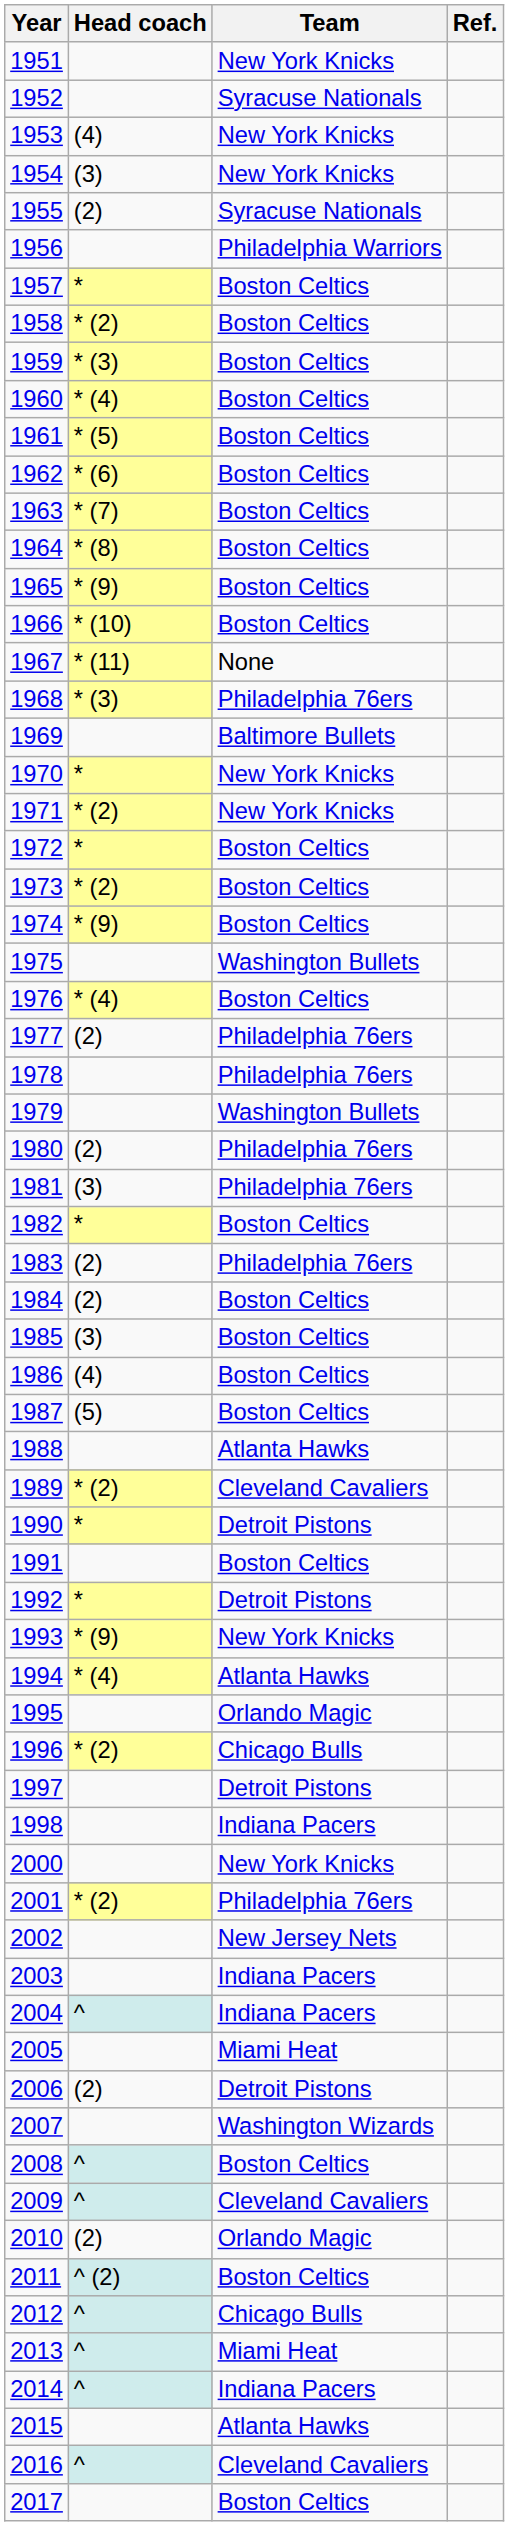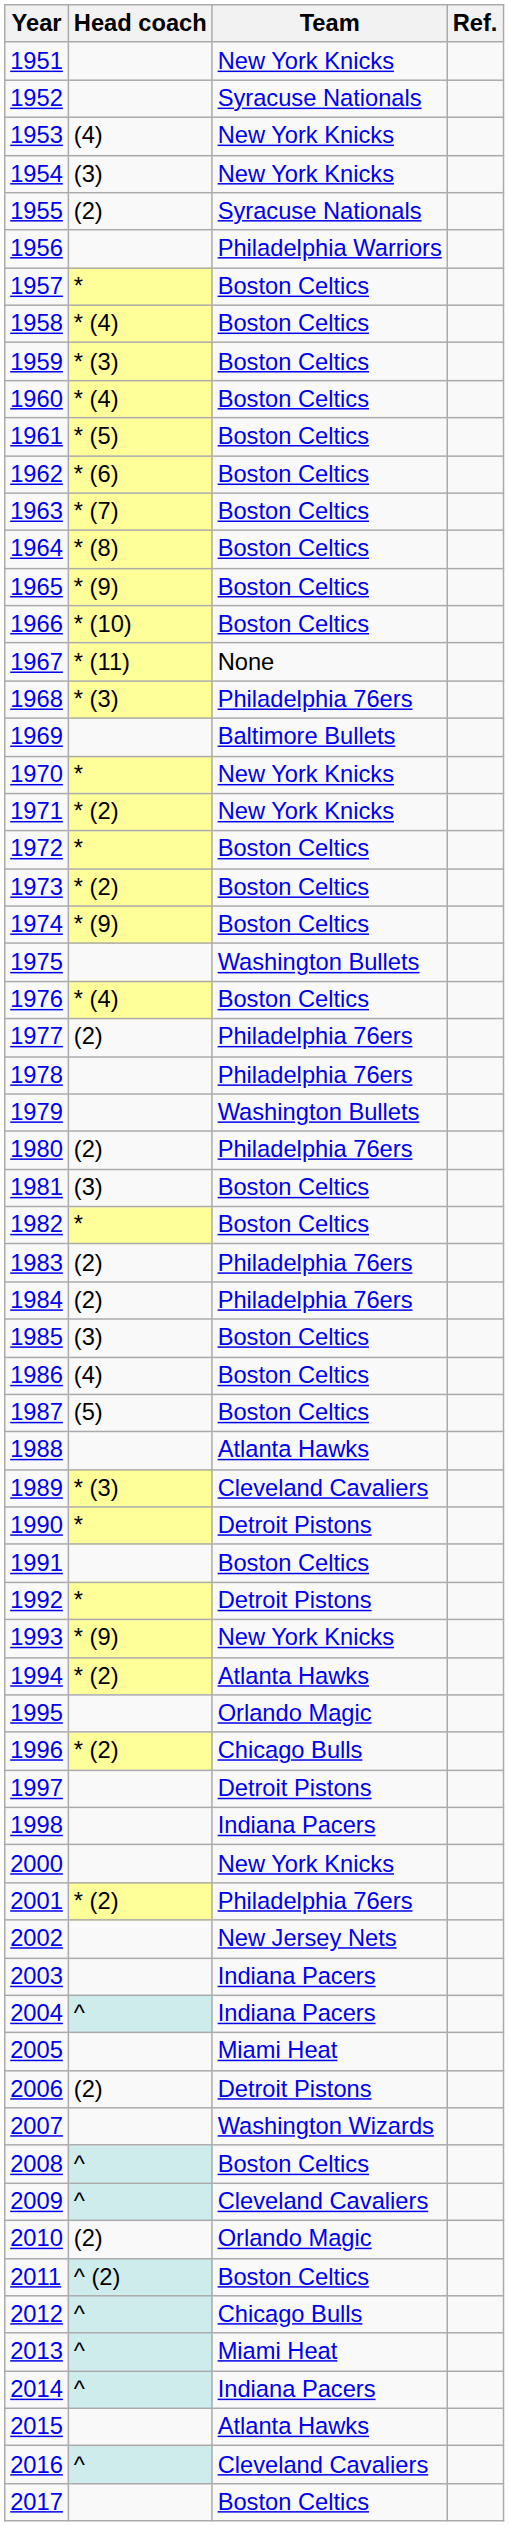(96, 323) * (2) -> (96, 323) * (4)
(315, 1187) Philadelphia 76ers -> (293, 1187) Boston Celtics
(293, 1300) Boston Celtics -> (315, 1300) Philadelphia 76ers
(96, 1487) * (2) -> (96, 1487) * (3)
(96, 1675) * (4) -> (96, 1675) * (2)
